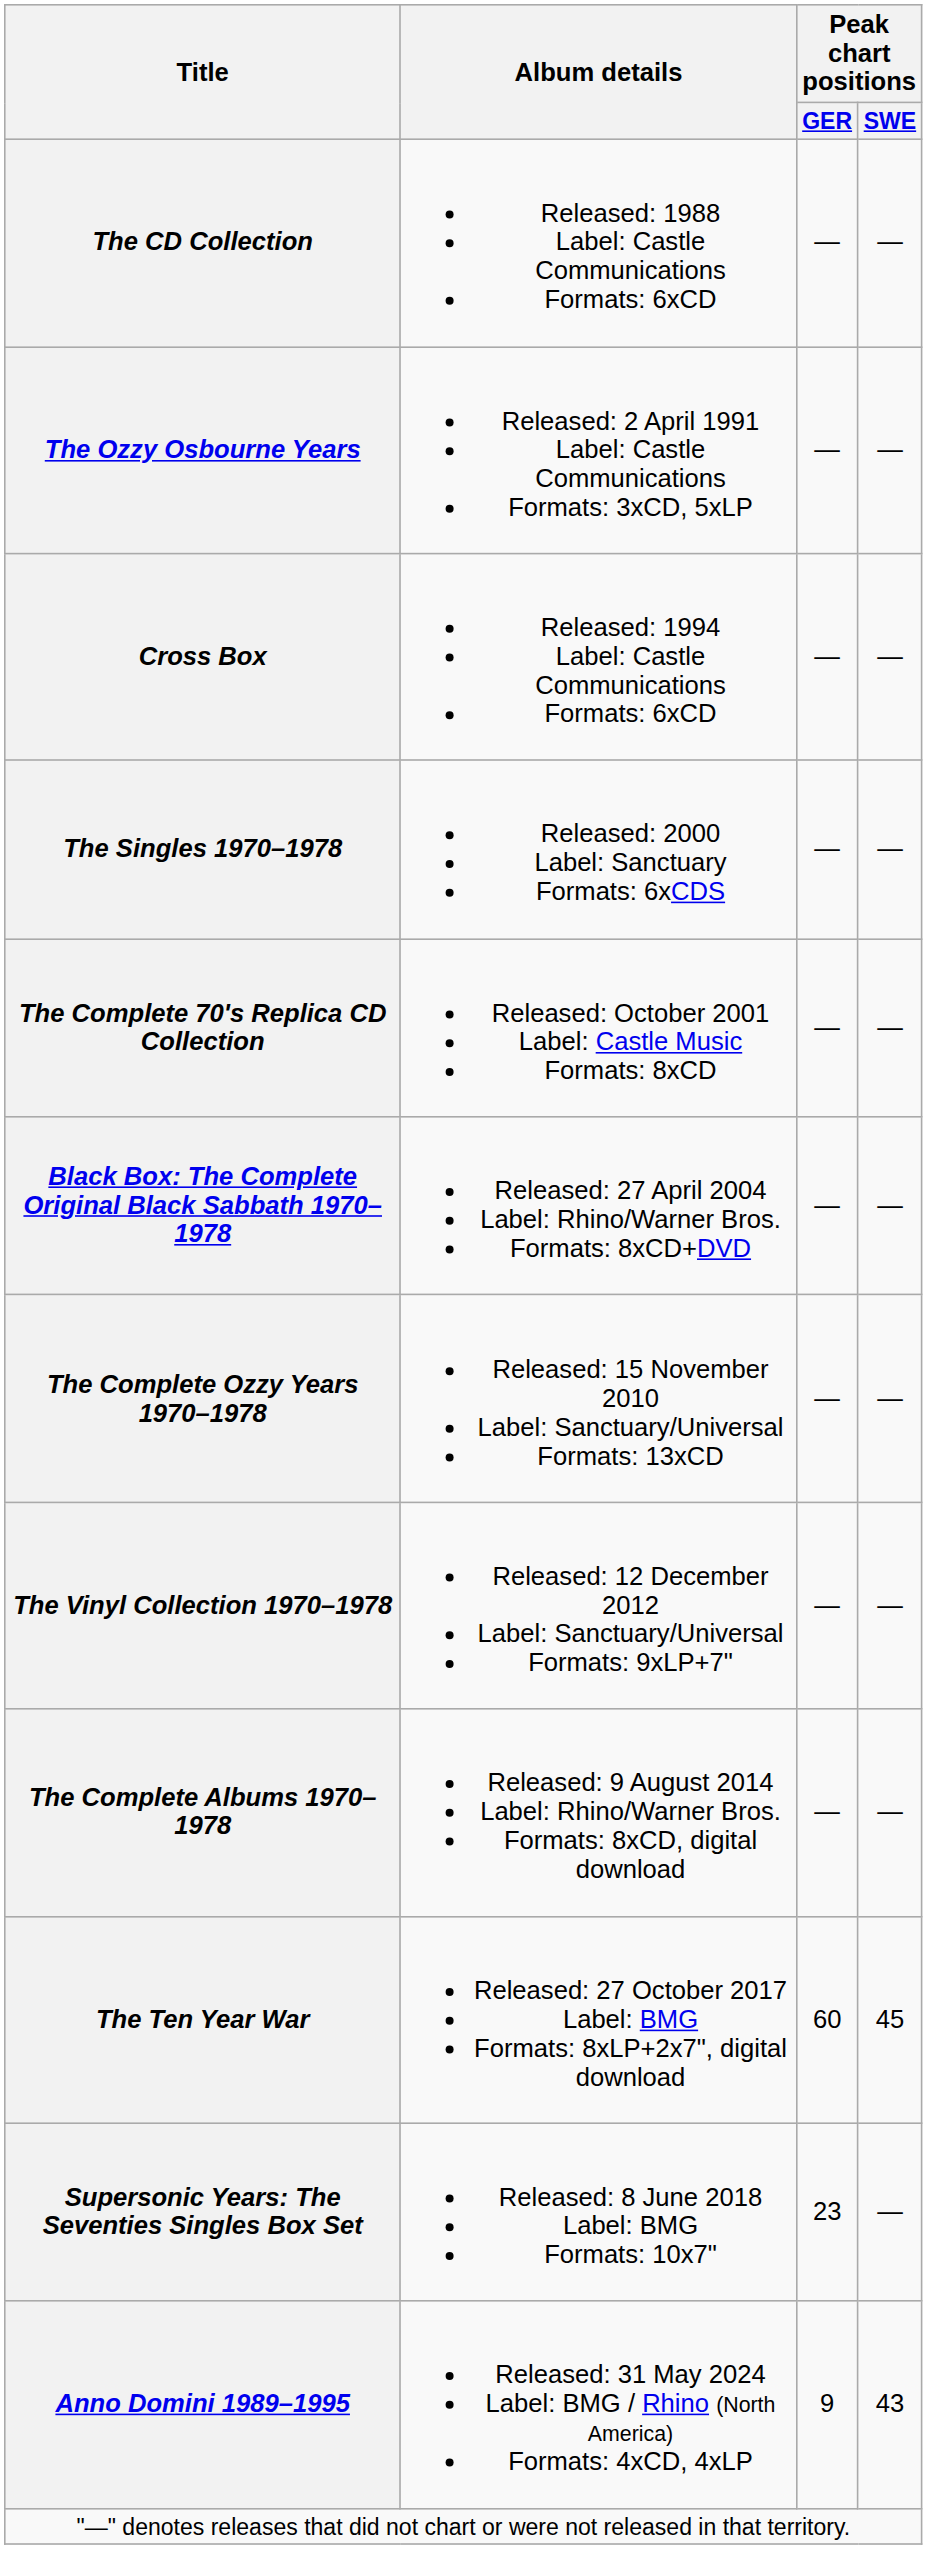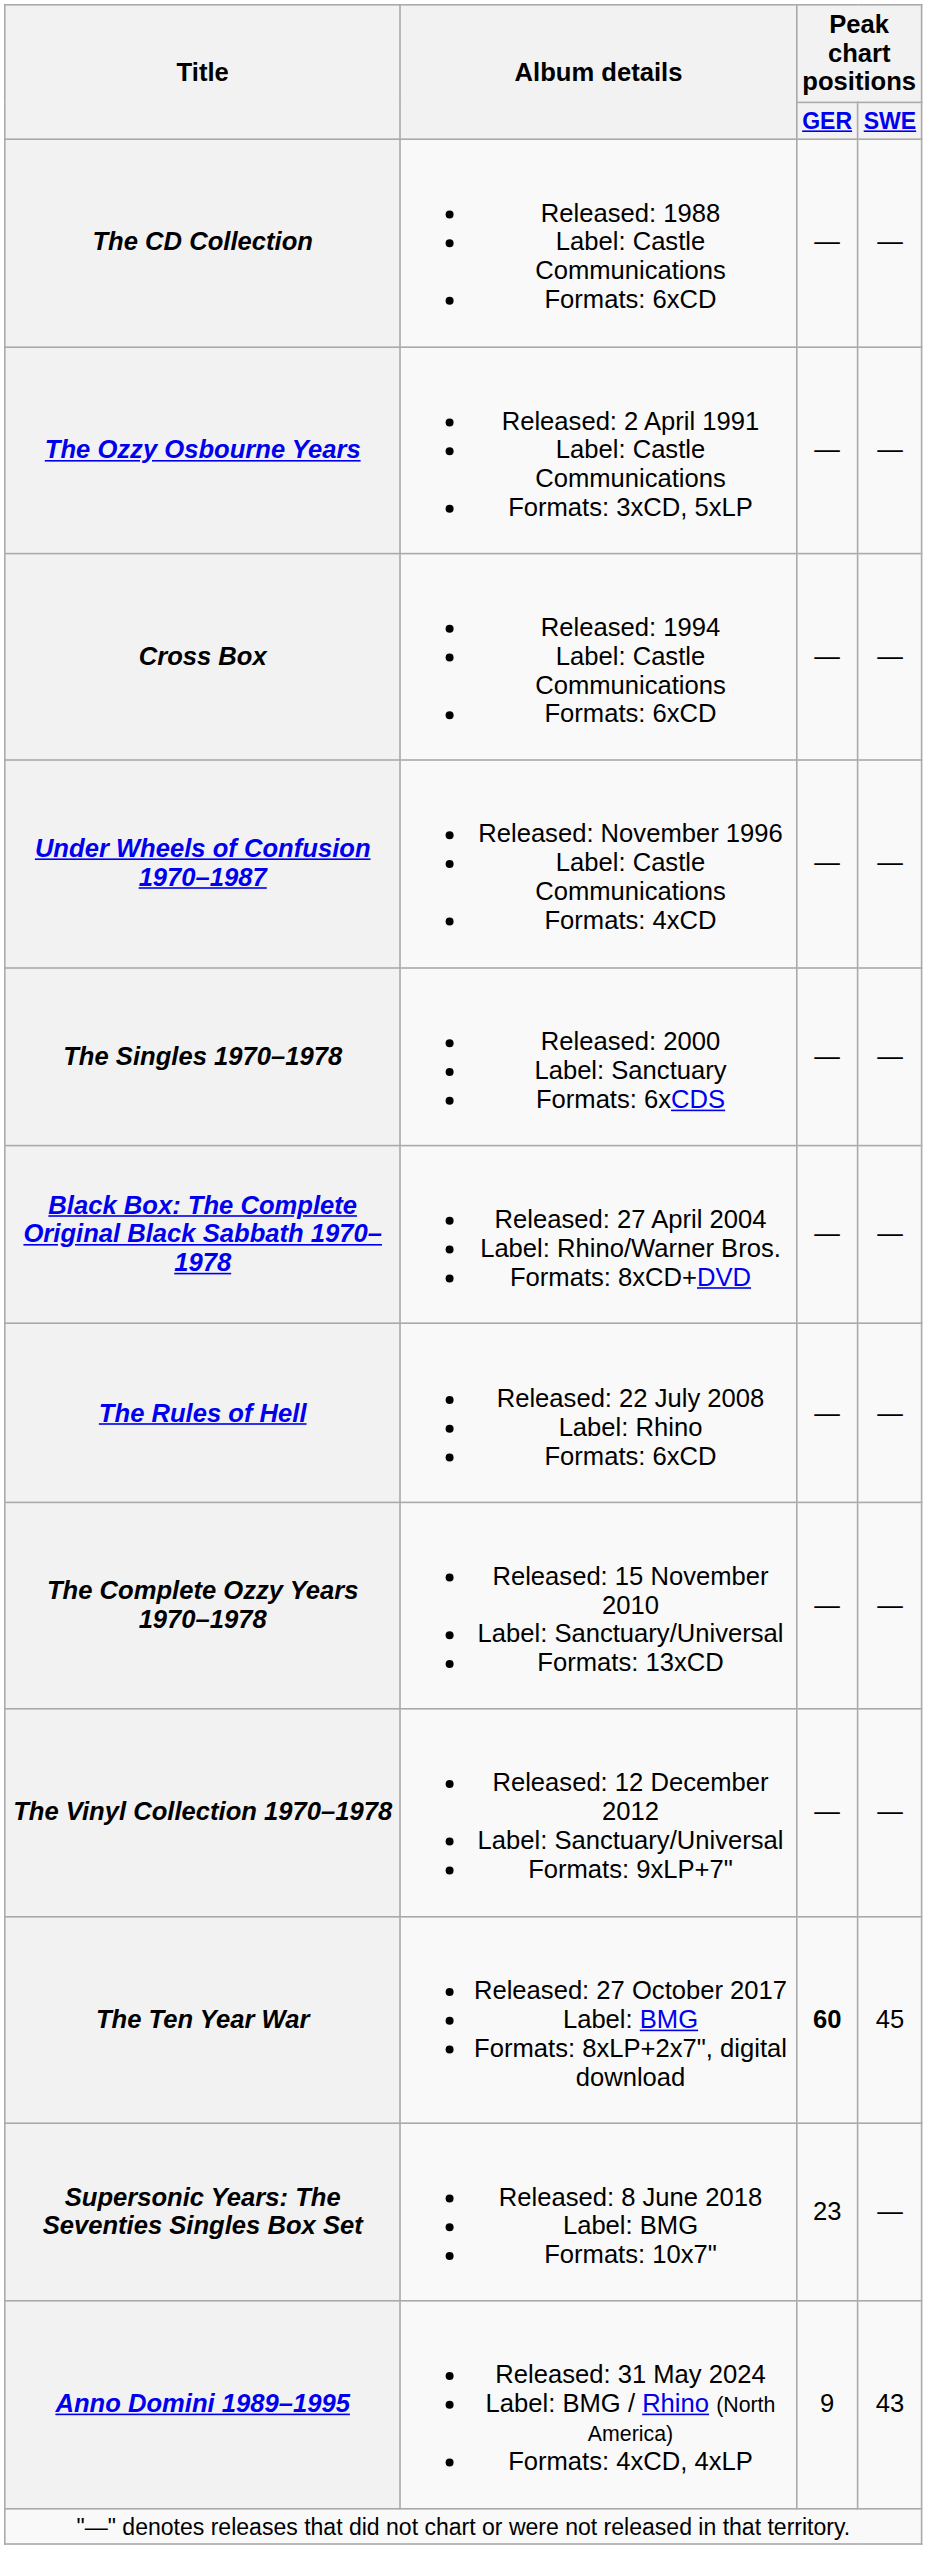+ row: (203, 863)
- row: (203, 1027)
+ row: (203, 1412)
- row: (203, 1812)
(827, 2019) normal -> (827, 2019) bold
